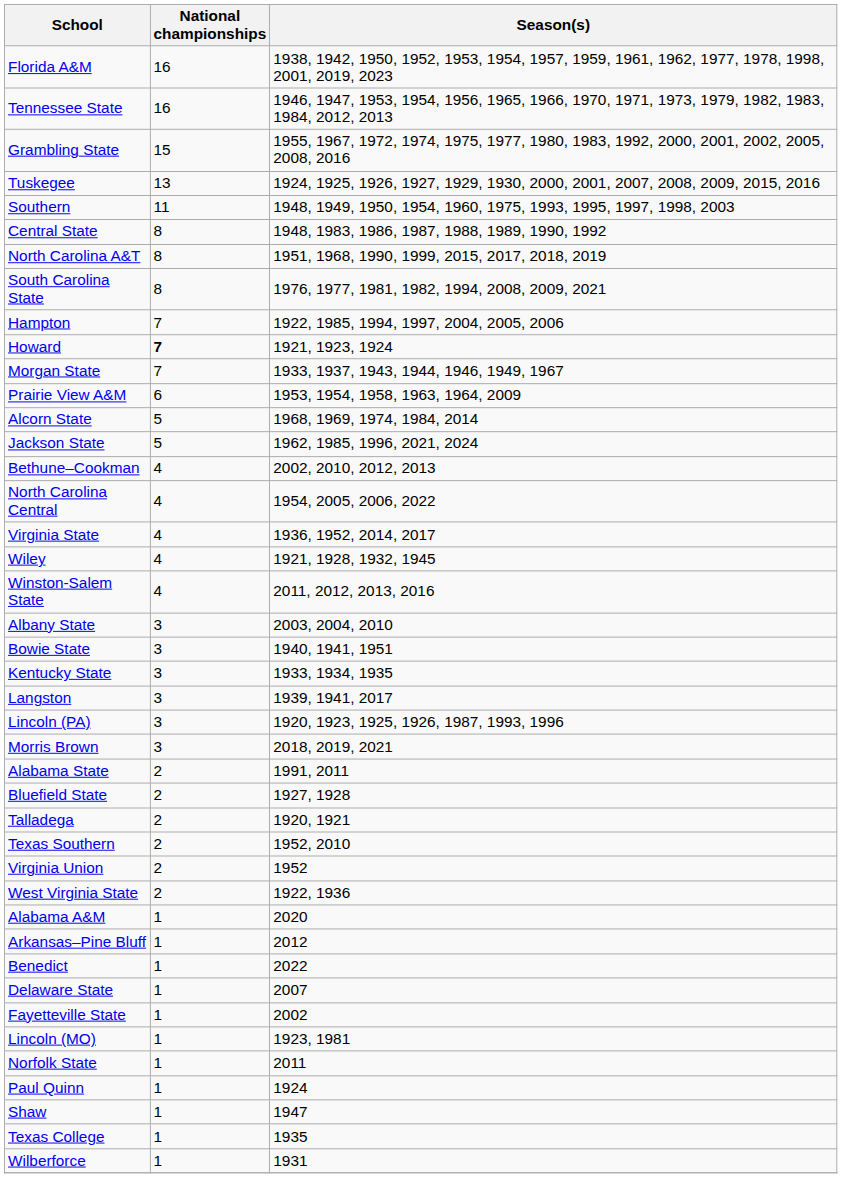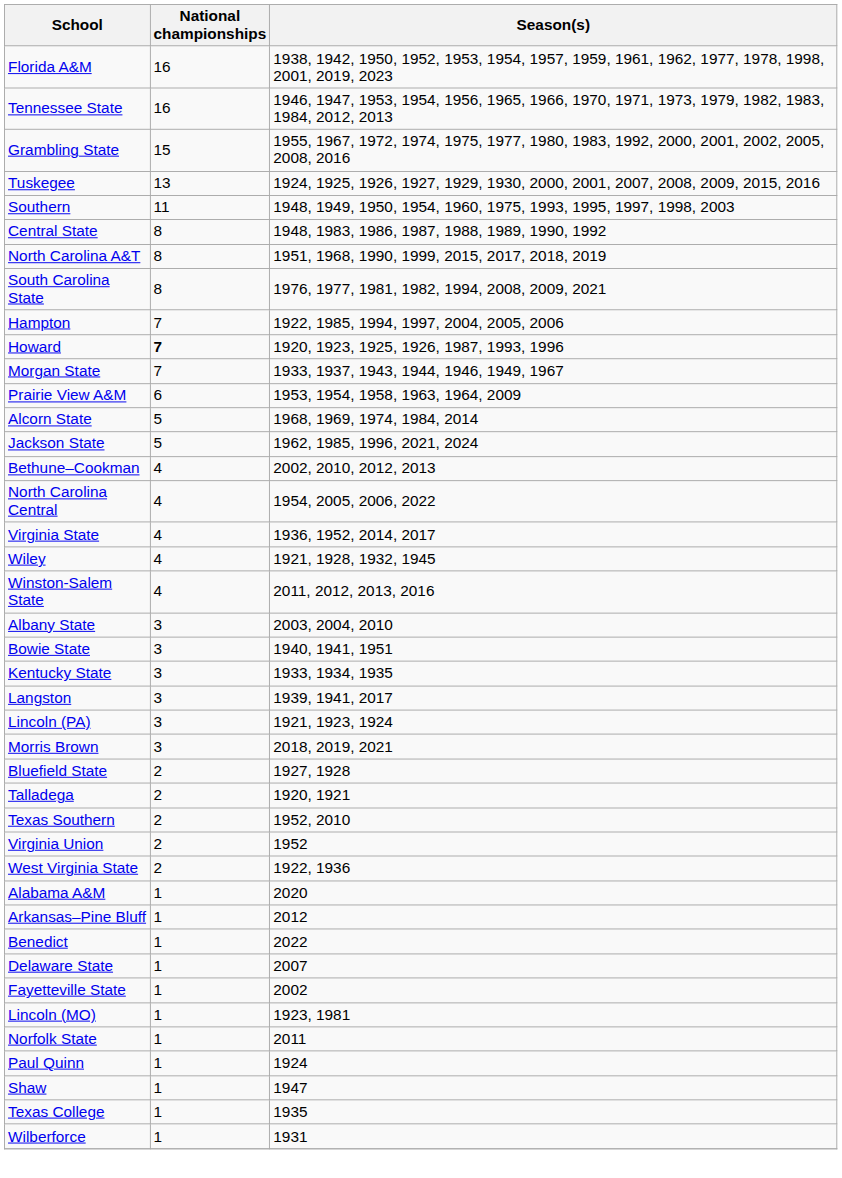(333, 346) 1921, 1923, 1924 -> (419, 346) 1920, 1923, 1925, 1926, 1987, 1993, 1996
(419, 722) 1920, 1923, 1925, 1926, 1987, 1993, 1996 -> (333, 722) 1921, 1923, 1924
- row: (58, 770)
